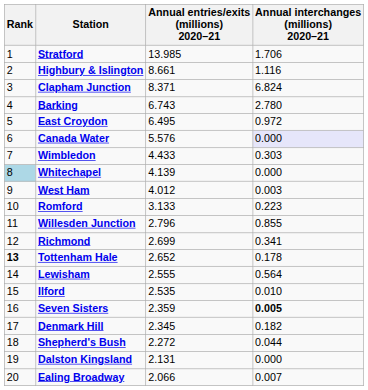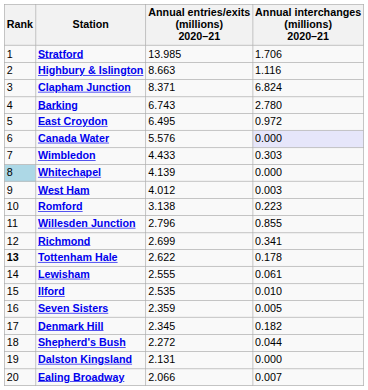(162, 71) 8.661 -> (162, 71) 8.663
(162, 207) 3.133 -> (162, 207) 3.138
(162, 258) 2.652 -> (162, 258) 2.622
(269, 275) 0.564 -> (269, 275) 0.061
(269, 309) bold -> (269, 309) normal
